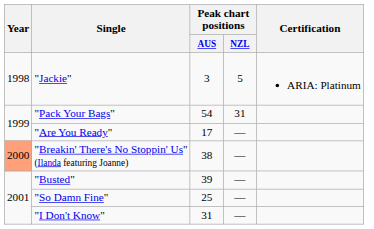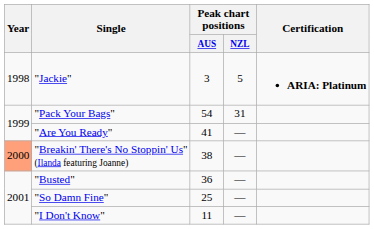(310, 85) normal -> (313, 85) bold
(207, 132) 17 -> (207, 132) 41
(207, 180) 39 -> (207, 180) 36
(207, 215) 31 -> (207, 215) 11
